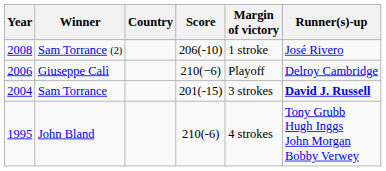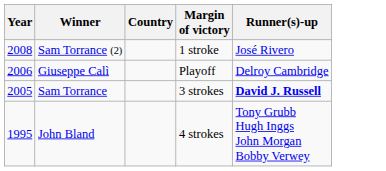- column: (201, 22)
(20, 91) 2004 -> (20, 91) 2005
